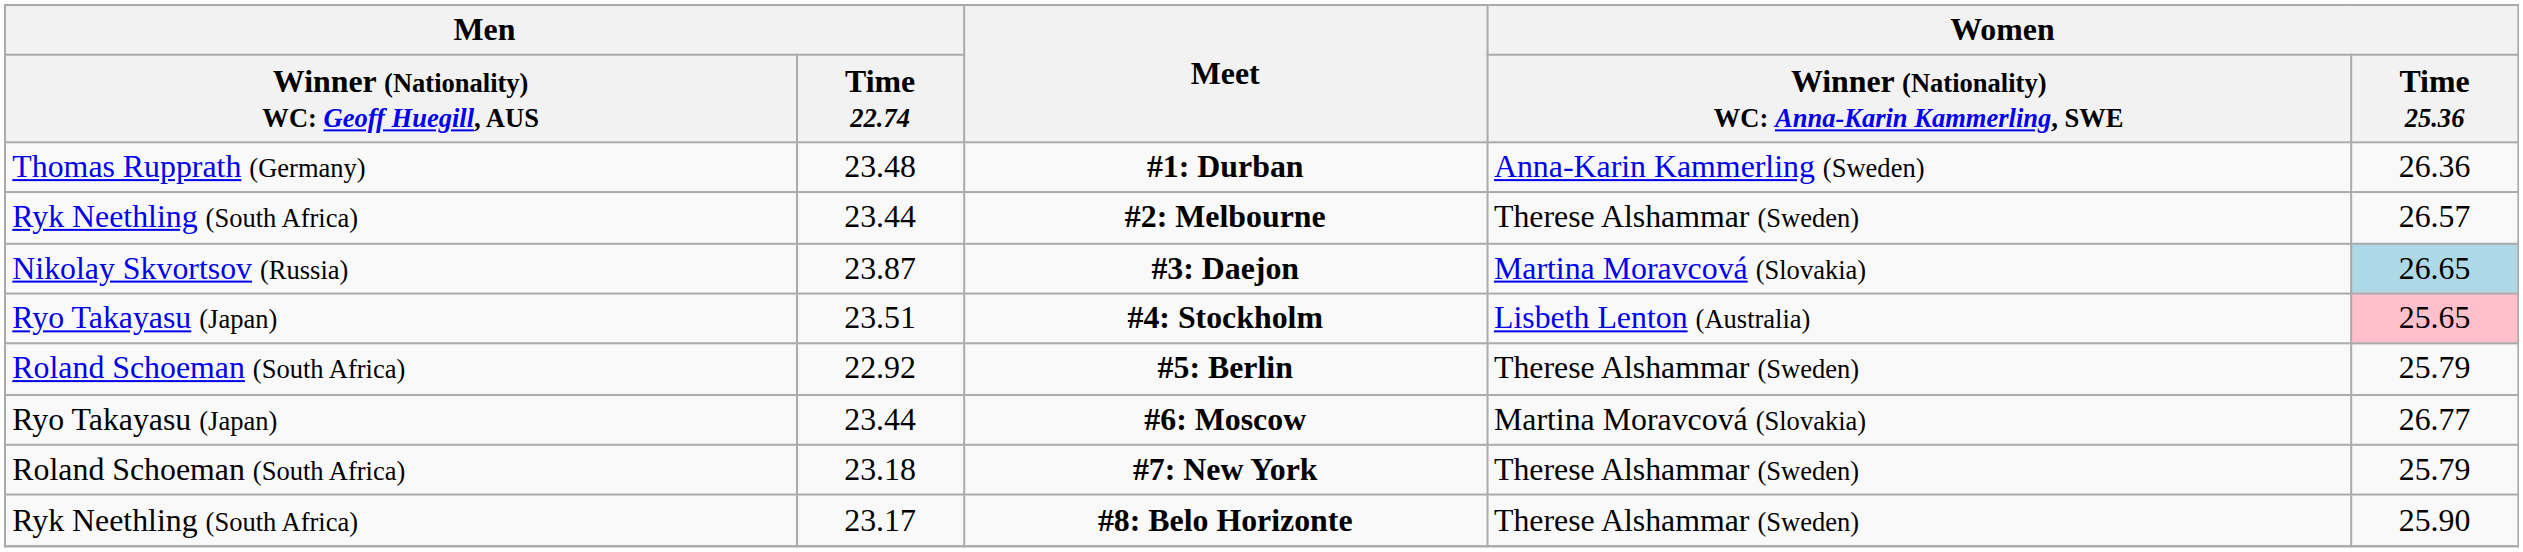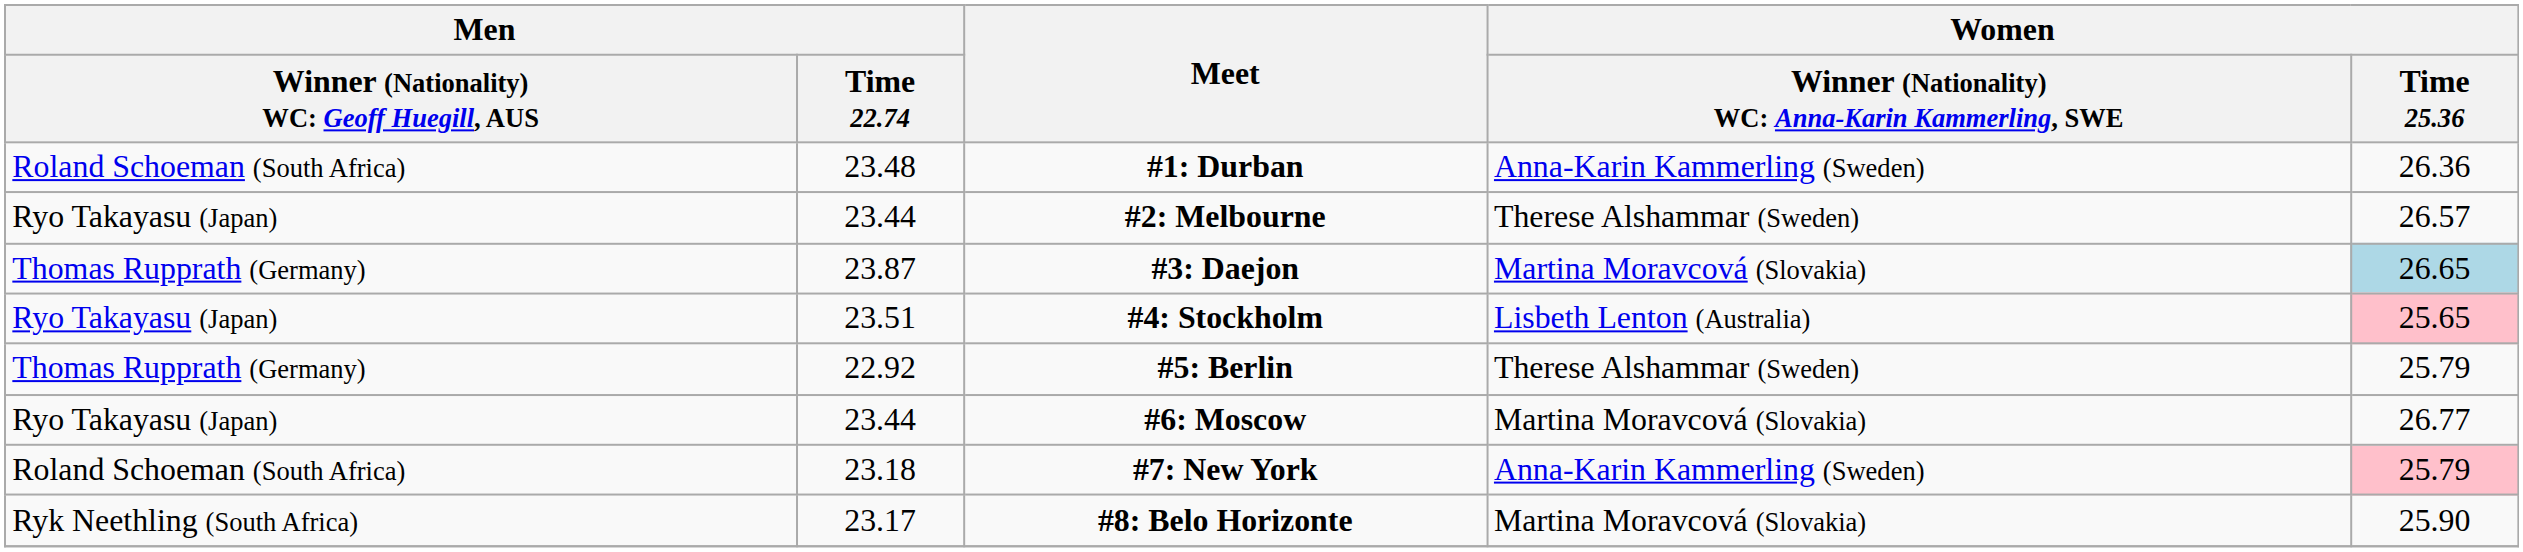(189, 166) Thomas Rupprath (Germany) -> (209, 166) Roland Schoeman (South Africa)
(185, 217) Ryk Neethling (South Africa) -> (145, 217) Ryo Takayasu (Japan)
(180, 267) Nikolay Skvortsov (Russia) -> (189, 267) Thomas Rupprath (Germany)
(209, 368) Roland Schoeman (South Africa) -> (189, 368) Thomas Rupprath (Germany)
(1677, 469) Therese Alshammar (Sweden) -> (1709, 469) Anna-Karin Kammerling (Sweden)
(2435, 469) no background -> (2435, 469) pink background
(1677, 520) Therese Alshammar (Sweden) -> (1680, 520) Martina Moravcová (Slovakia)
